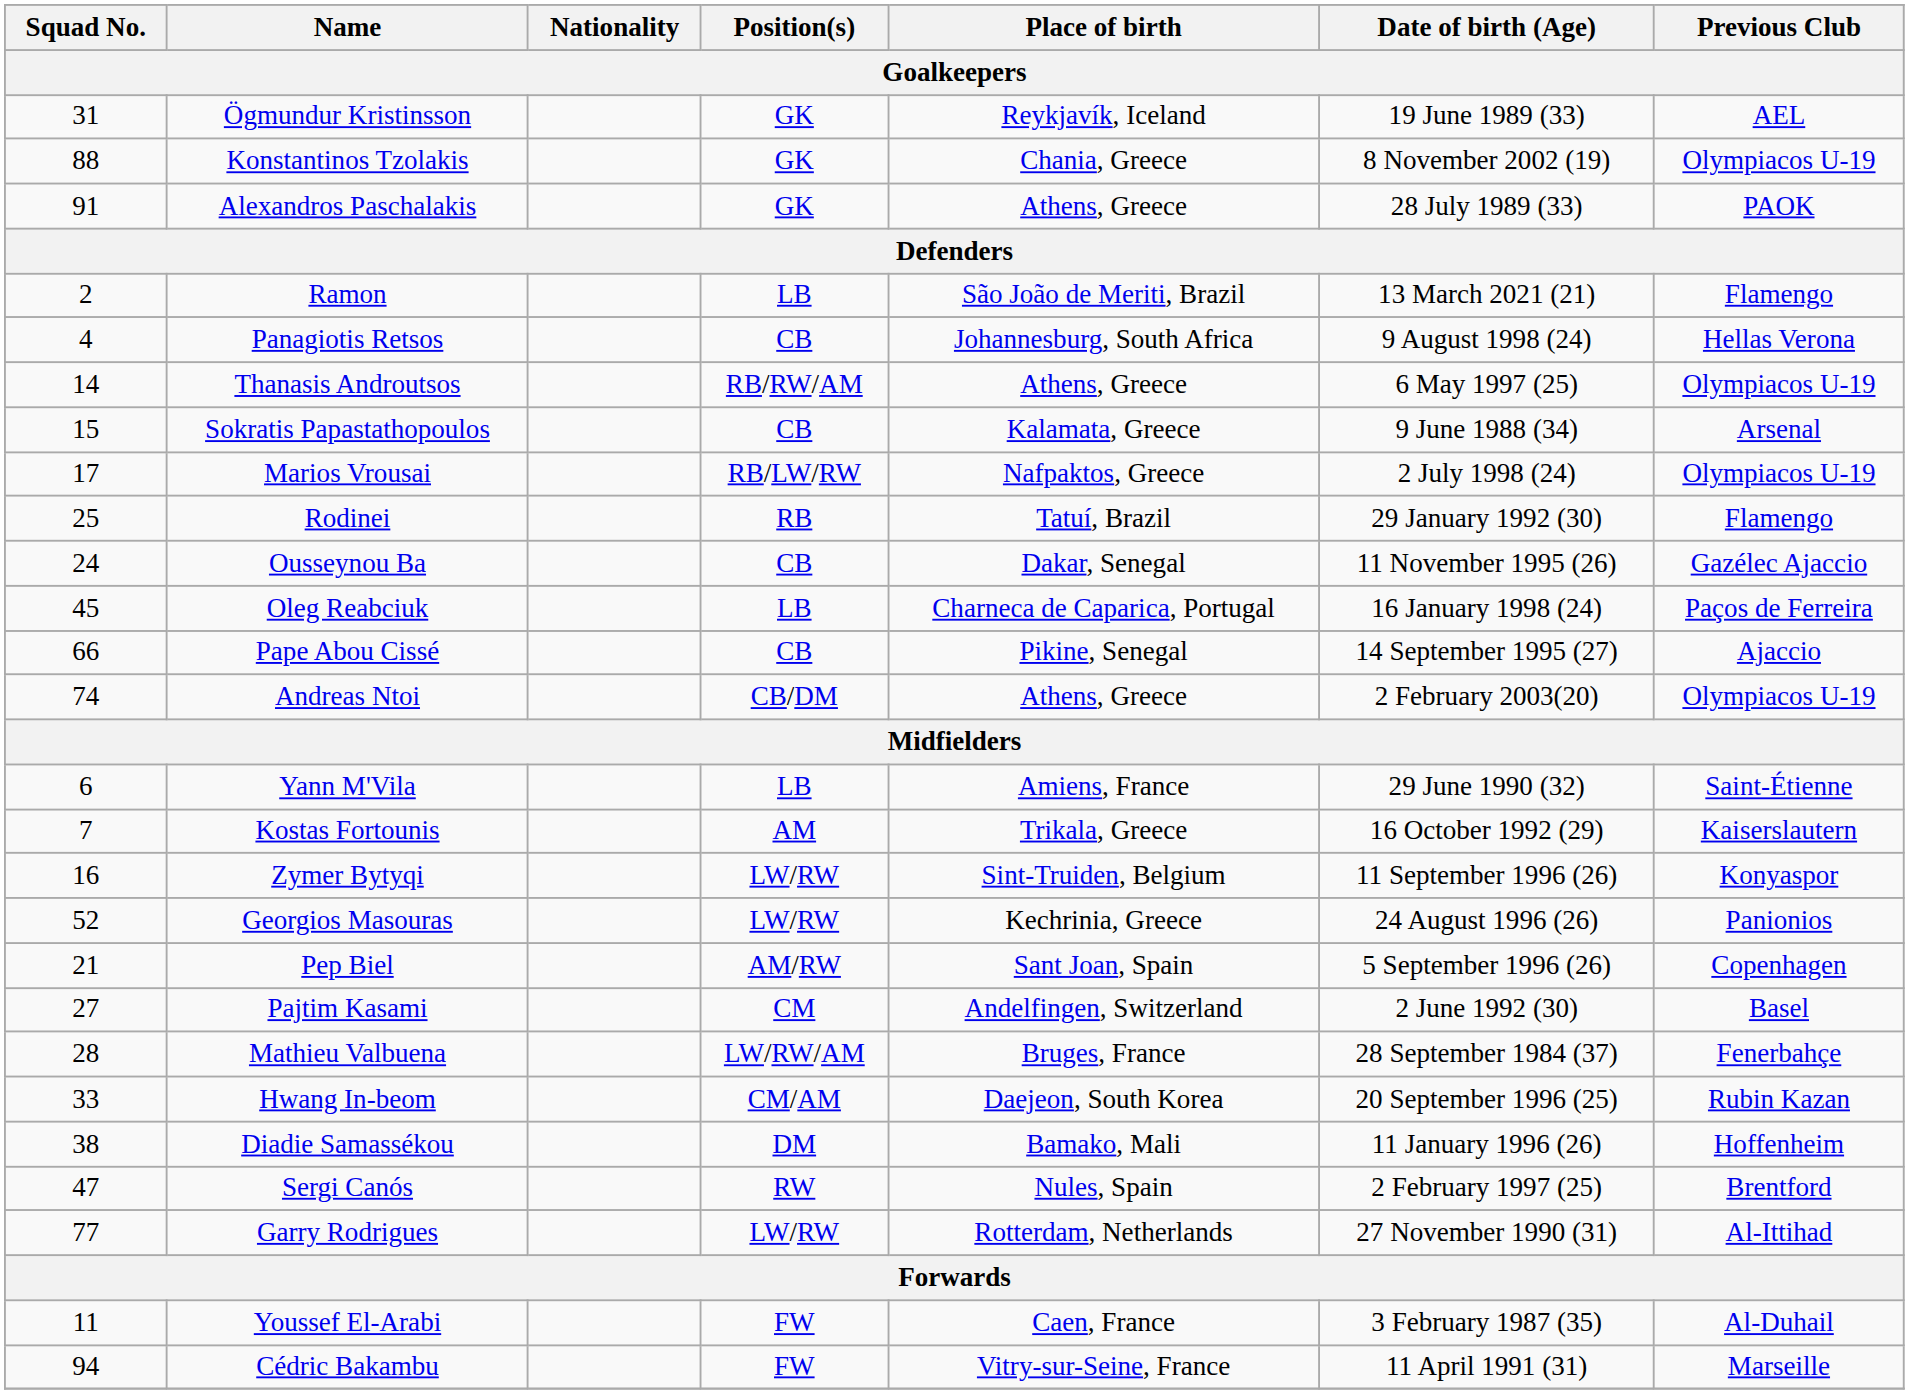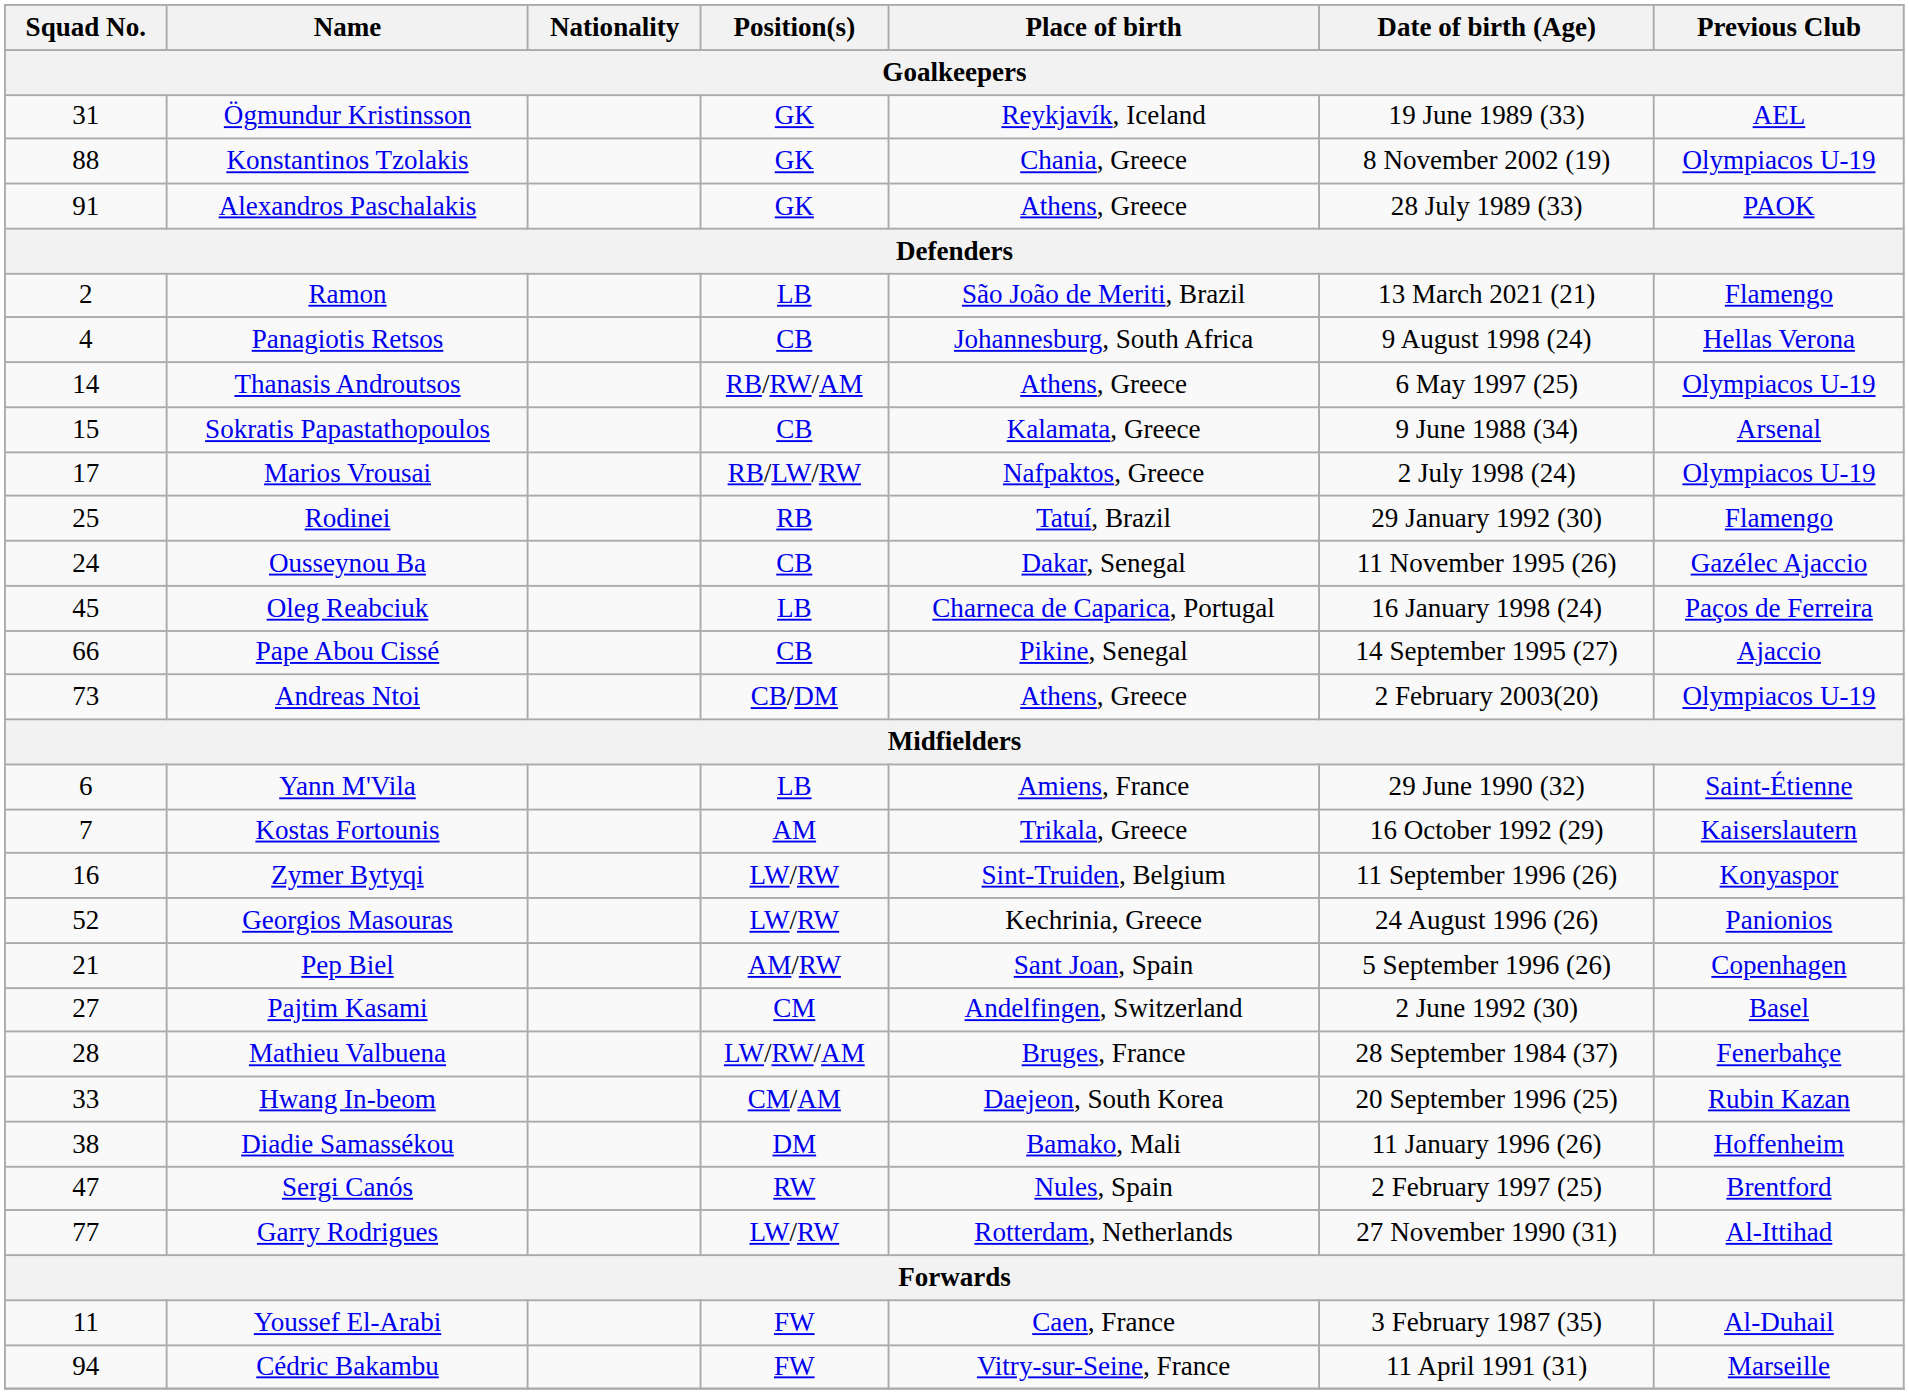(86, 696) 74 -> (86, 696) 73
